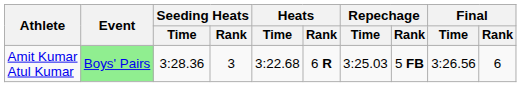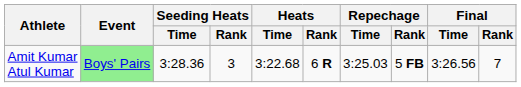(497, 64) 6 -> (497, 64) 7
